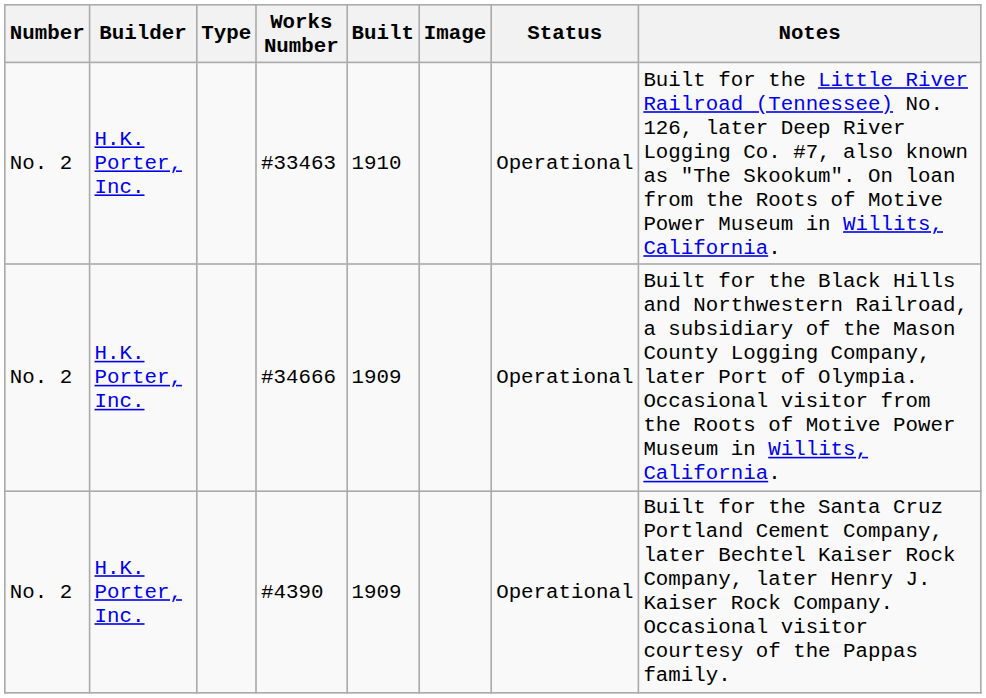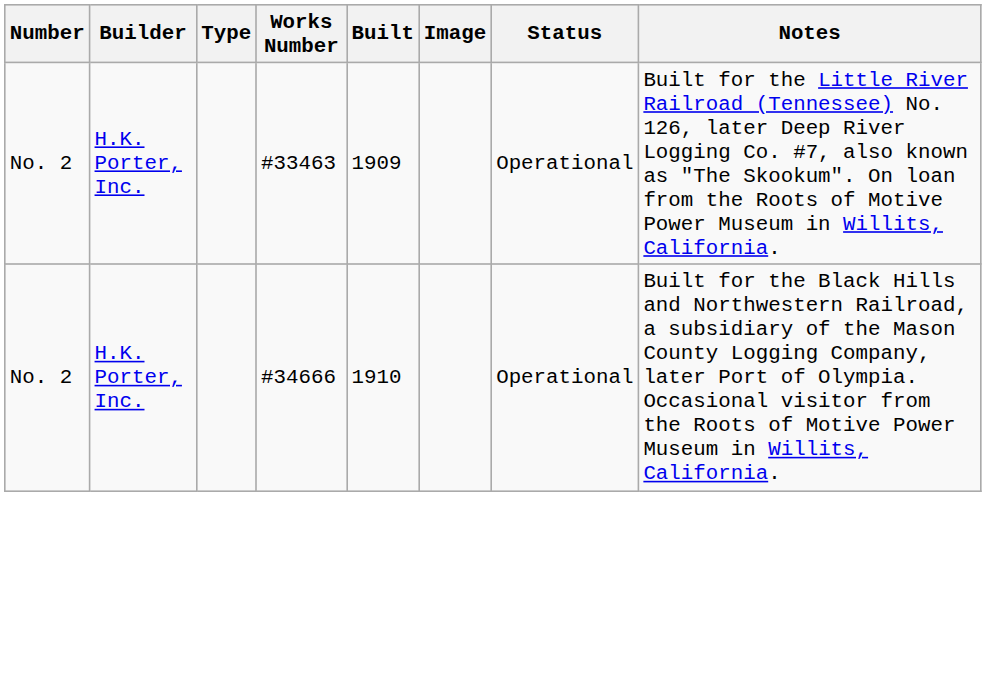(376, 164) 1910 -> (376, 164) 1909
(376, 378) 1909 -> (376, 378) 1910
- row: (292, 591)
